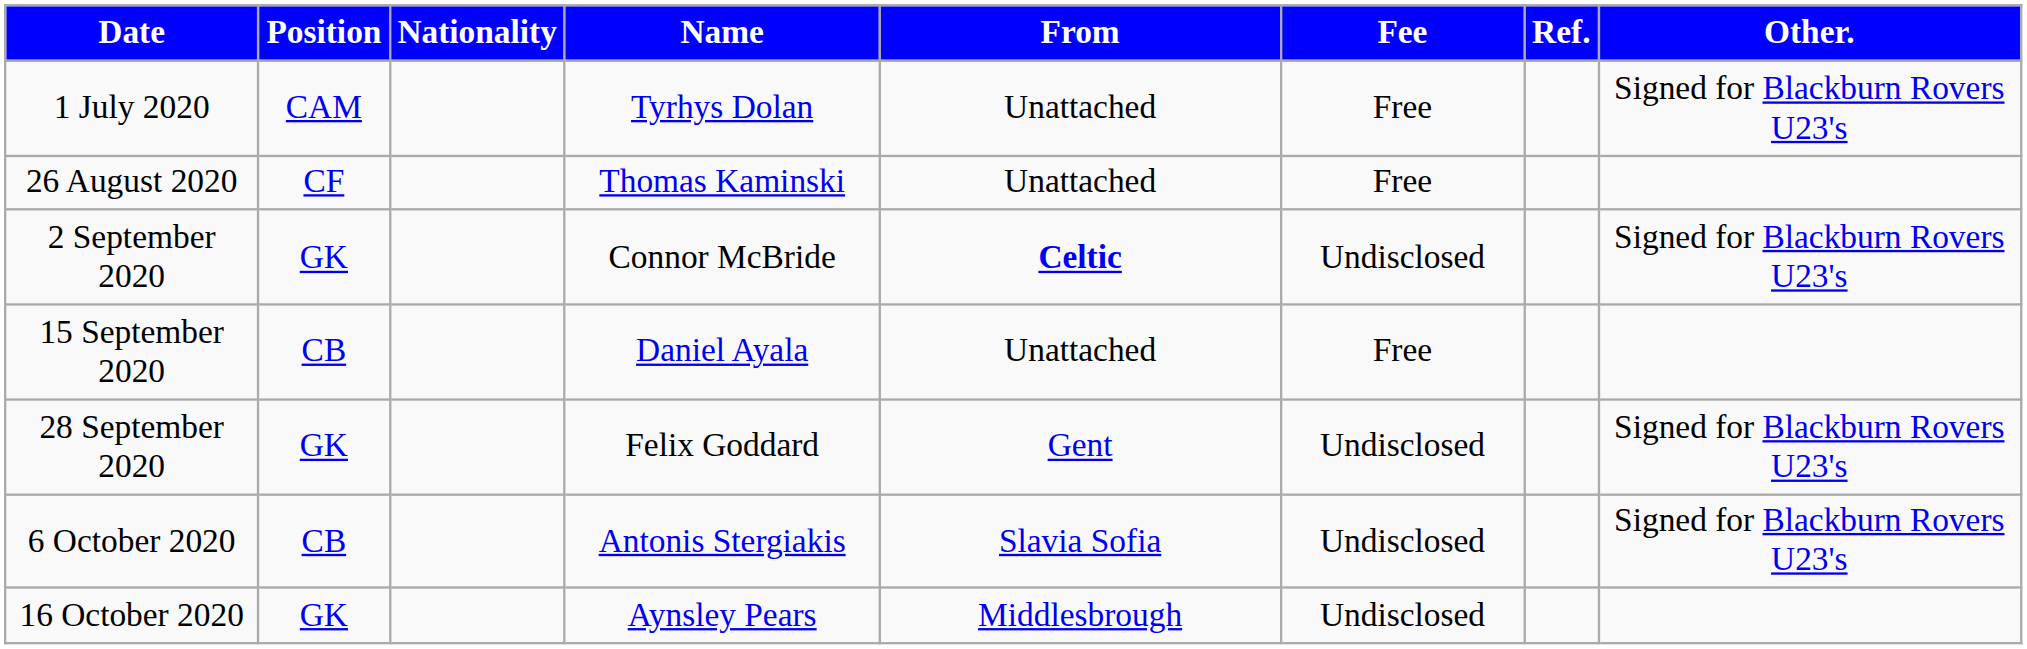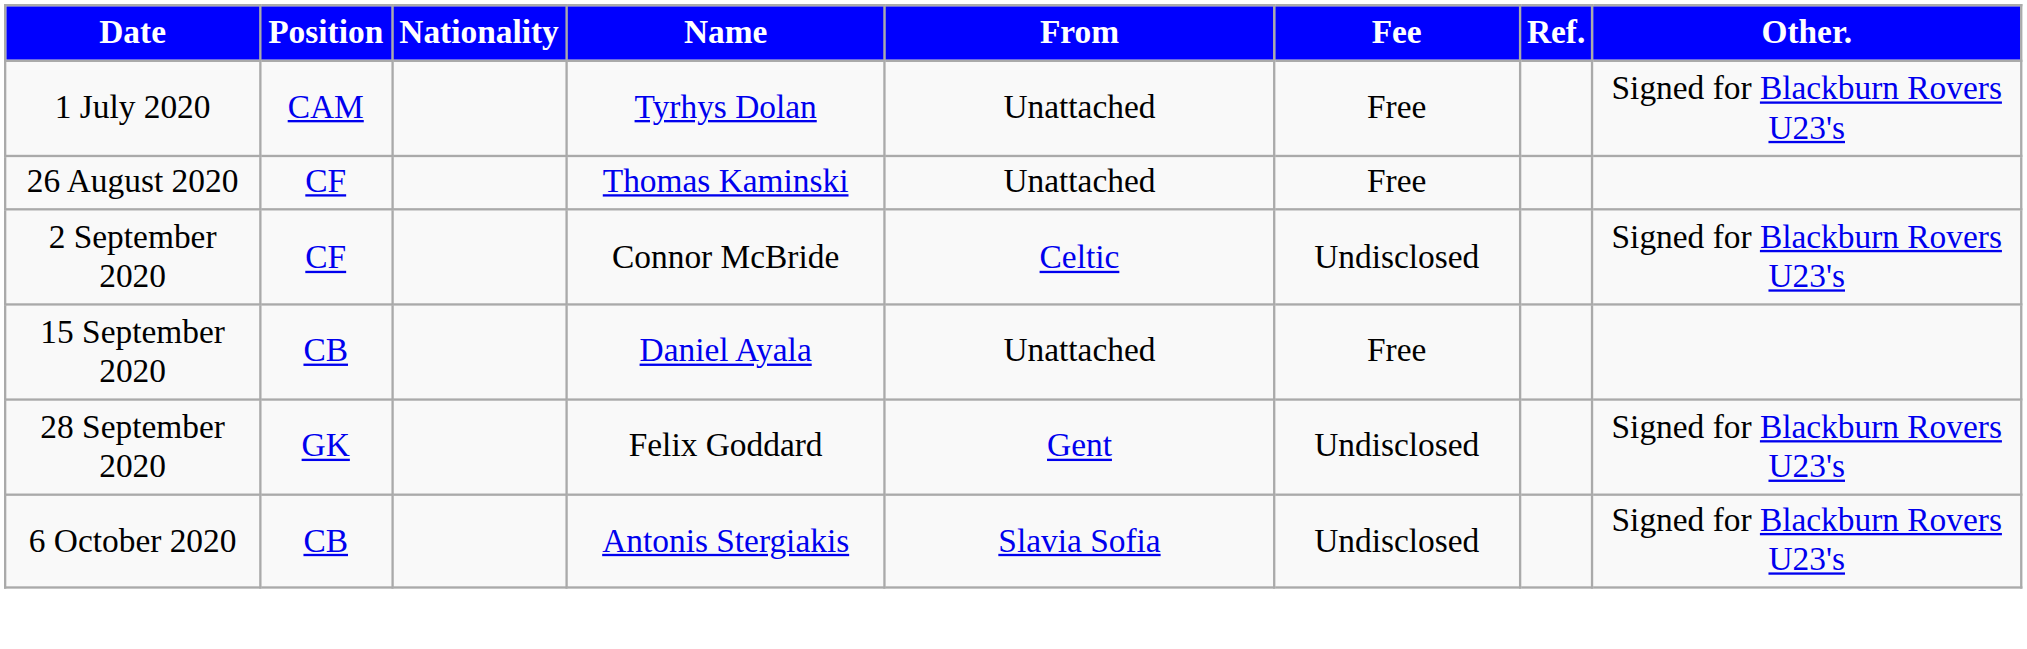(324, 256) GK -> (326, 256) CF
(1080, 256) bold -> (1079, 256) normal
- row: (132, 615)
